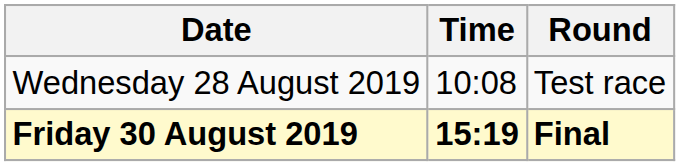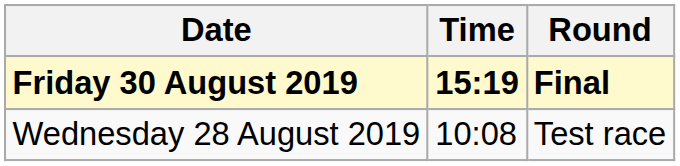rows swapped: (216, 82) <-> (185, 133)
